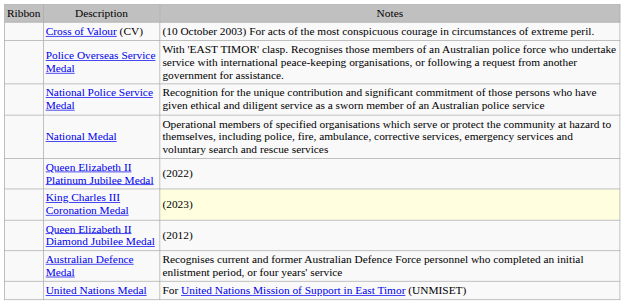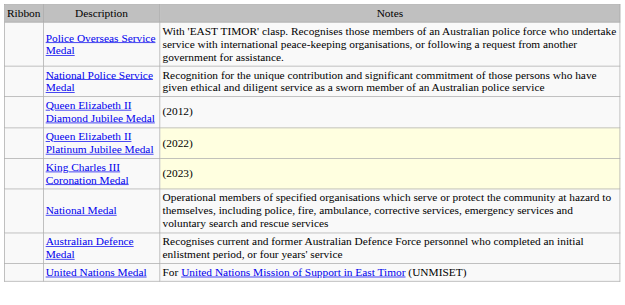- row: (94, 31)
rows swapped: (100, 235) <-> (81, 136)
(178, 173) no background -> (178, 143) lightyellow background
